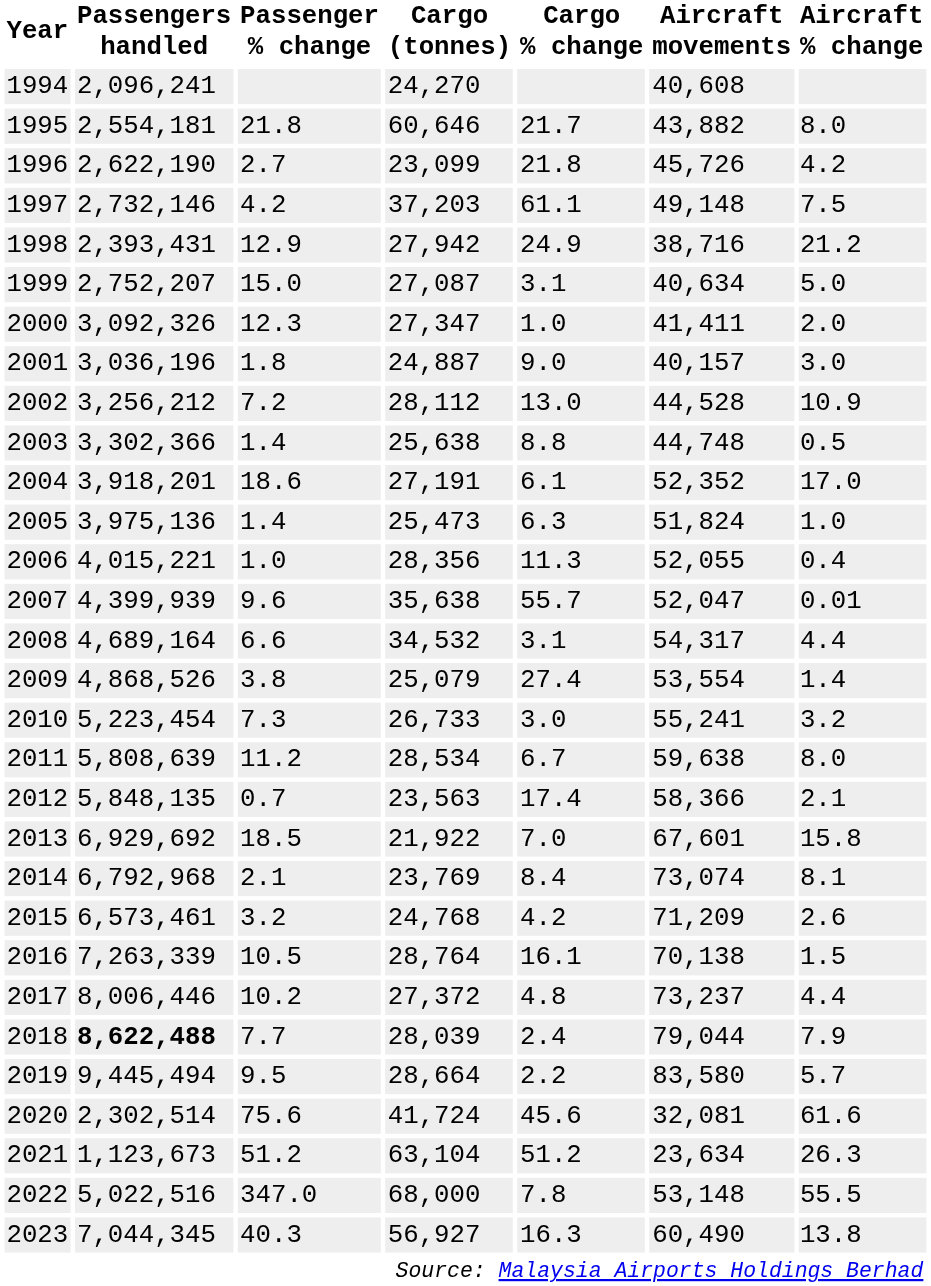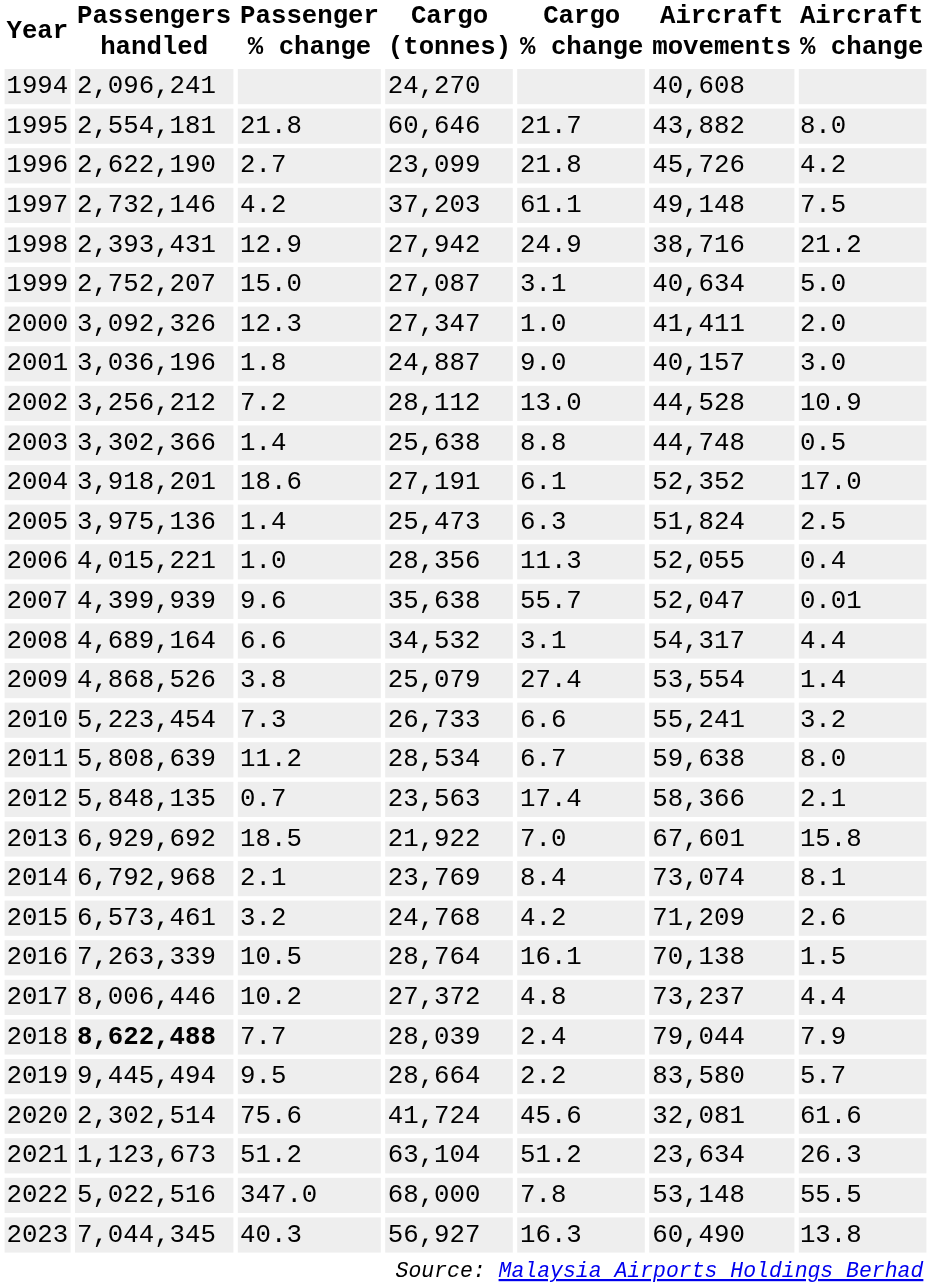(823, 522) 1.0 -> (823, 522) 2.5
(543, 720) 3.0 -> (543, 720) 6.6
